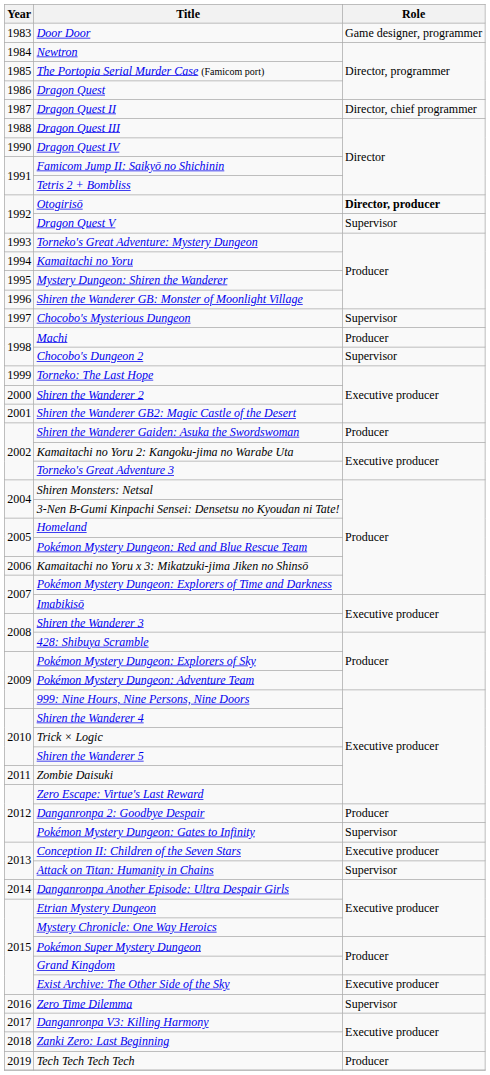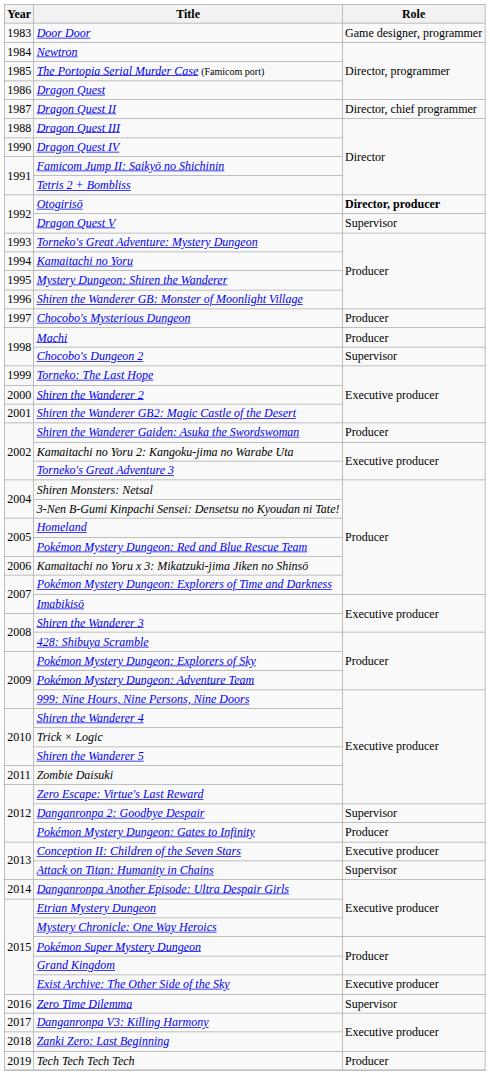(371, 318) Supervisor -> (367, 318) Producer
(367, 813) Producer -> (371, 813) Supervisor
(371, 832) Supervisor -> (367, 832) Producer
